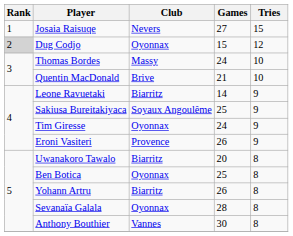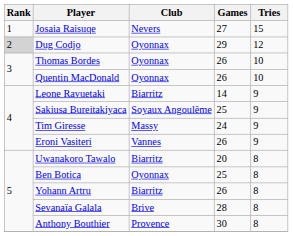(222, 45) 15 -> (222, 45) 29
(145, 61) Massy -> (150, 61) Oyonnax
(222, 61) 24 -> (222, 61) 26
(143, 77) Brive -> (150, 77) Oyonnax
(222, 77) 21 -> (222, 77) 26
(150, 126) Oyonnax -> (145, 126) Massy
(150, 142) Provence -> (146, 142) Vannes
(150, 207) Oyonnax -> (143, 207) Brive
(146, 223) Vannes -> (150, 223) Provence
